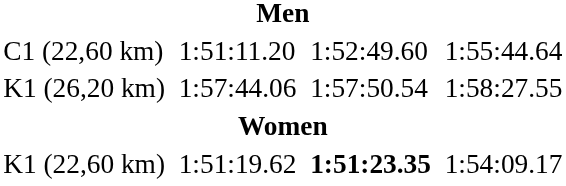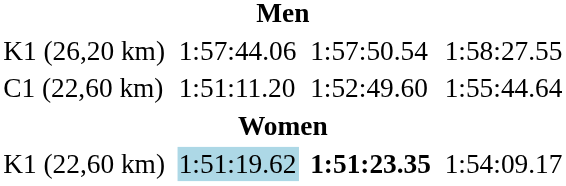rows swapped: (84, 88) <-> (83, 50)
(238, 163) no background -> (238, 163) lightblue background
